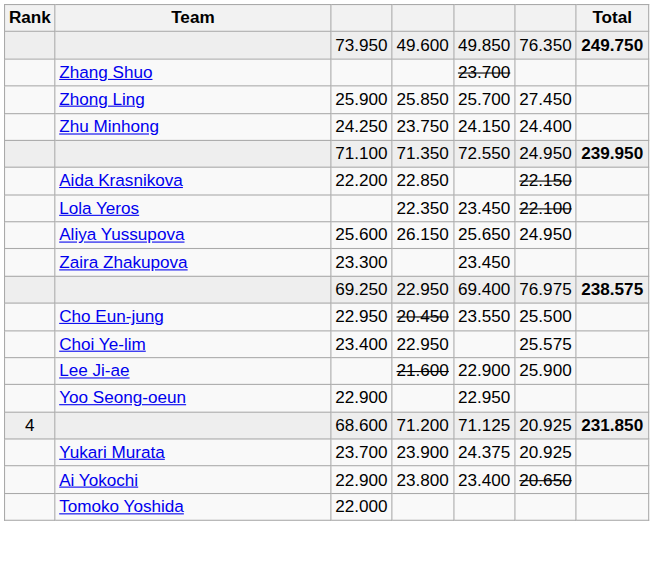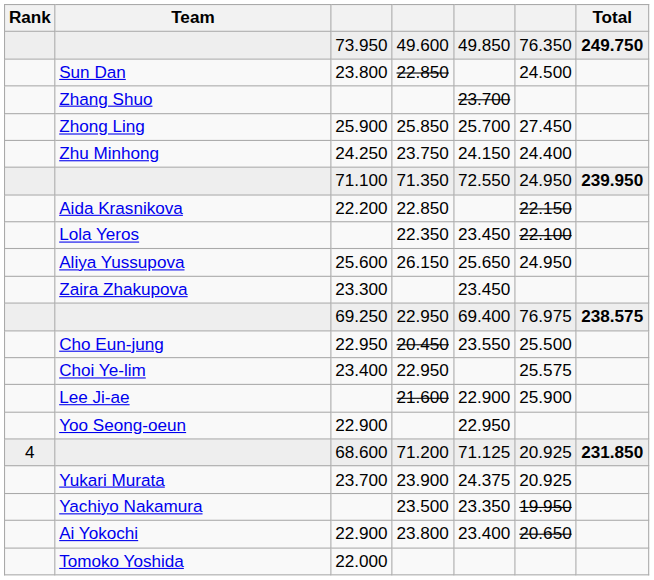+ row: (92, 72)
+ row: (131, 506)
